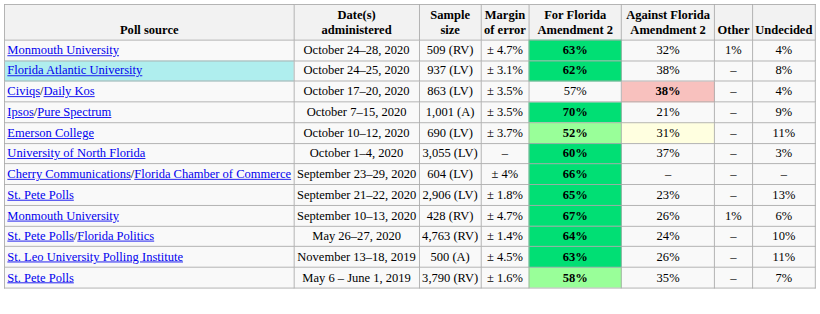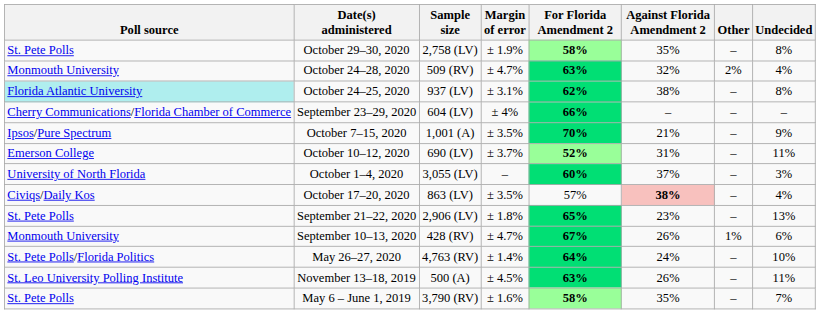+ row: (357, 50)
(733, 50) 1% -> (733, 71) 2%
rows swapped: (357, 91) <-> (357, 174)
(668, 133) lightyellow background -> (668, 153) no background
